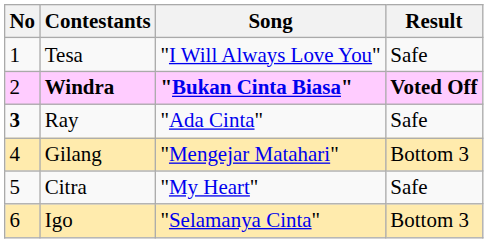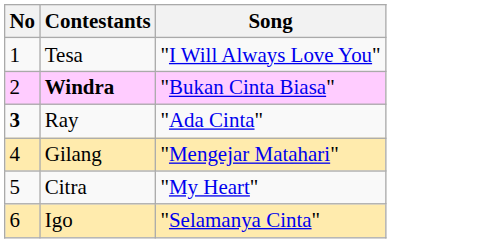- column: (434, 21)
(257, 87) bold -> (248, 87) normal
